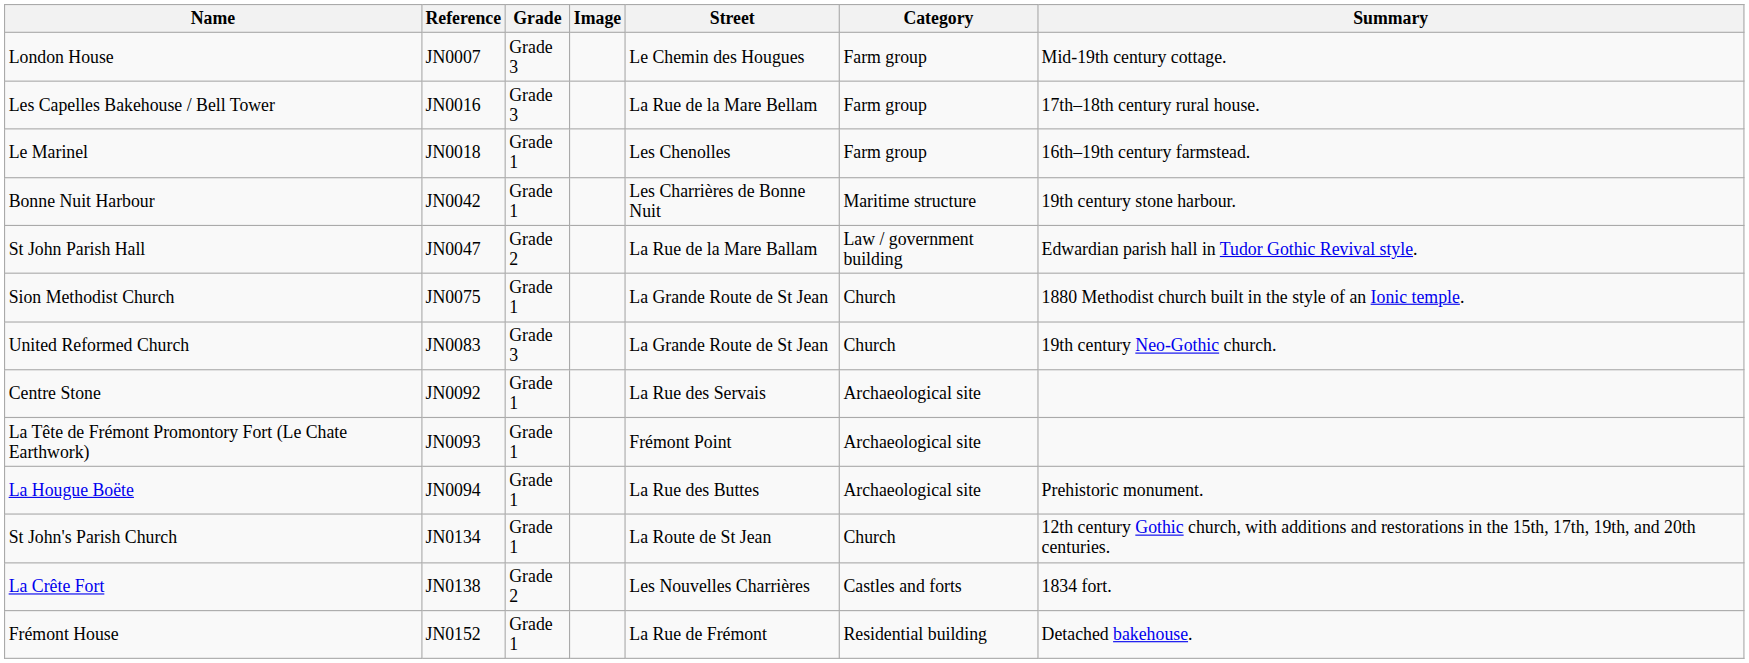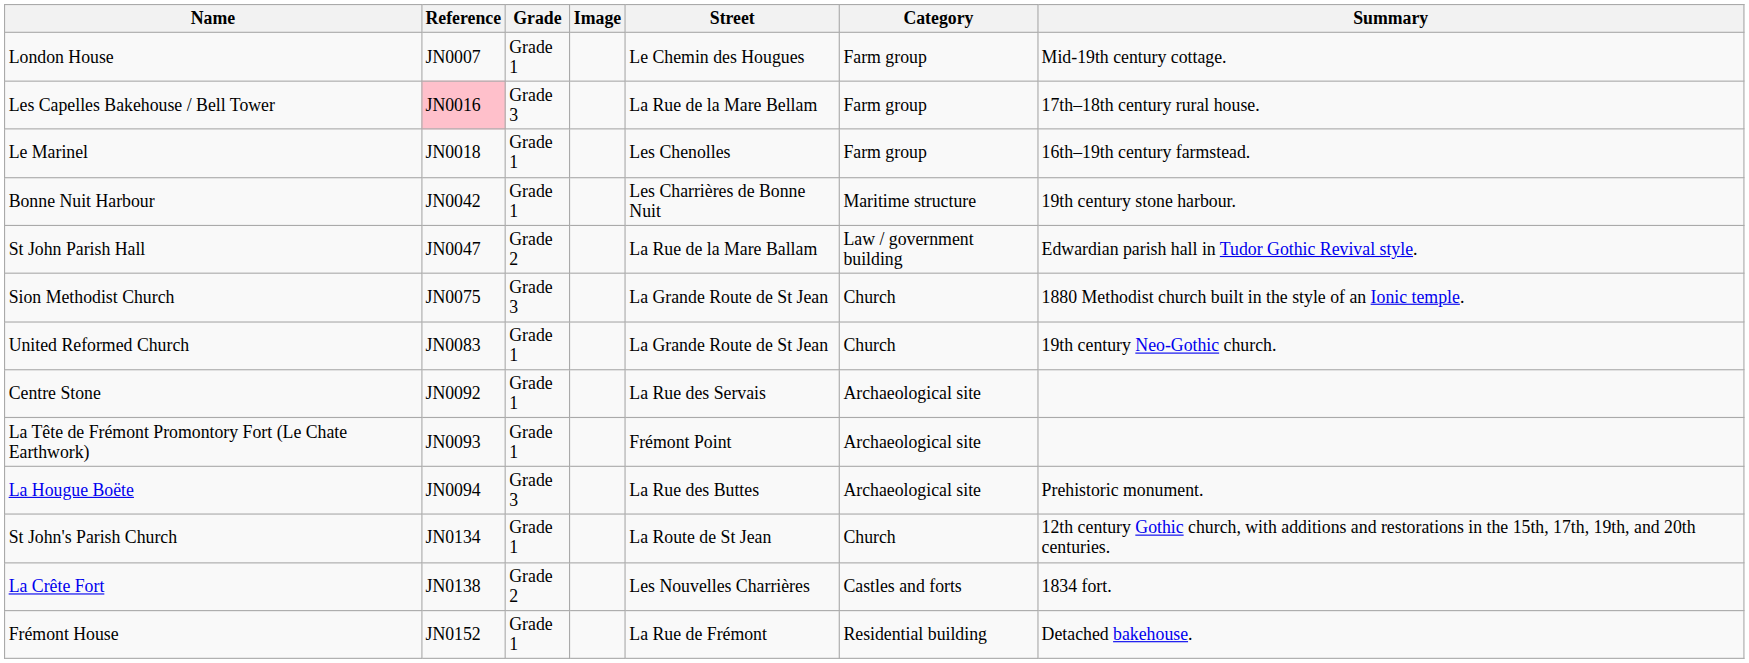(531, 56) Grade 3 -> (531, 56) Grade 1
(453, 104) no background -> (453, 104) pink background
(531, 297) Grade 1 -> (531, 297) Grade 3
(531, 345) Grade 3 -> (531, 345) Grade 1
(531, 490) Grade 1 -> (531, 490) Grade 3
